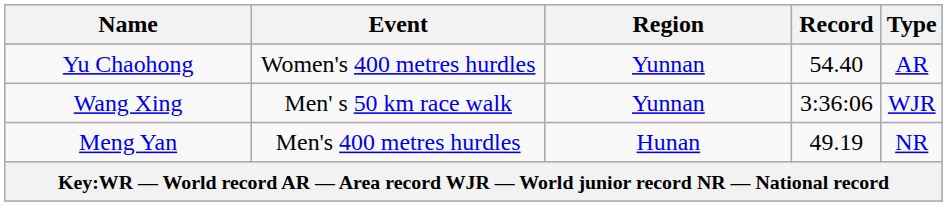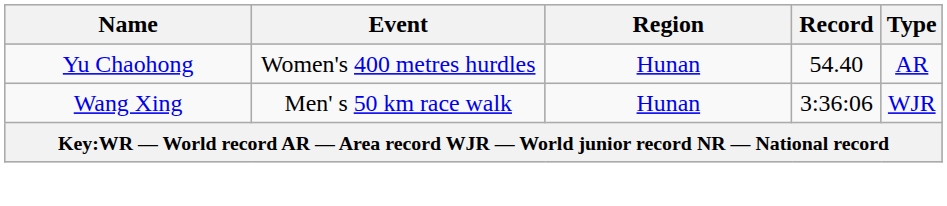(668, 63) Yunnan -> (668, 63) Hunan
(668, 103) Yunnan -> (668, 103) Hunan
- row: (128, 142)
